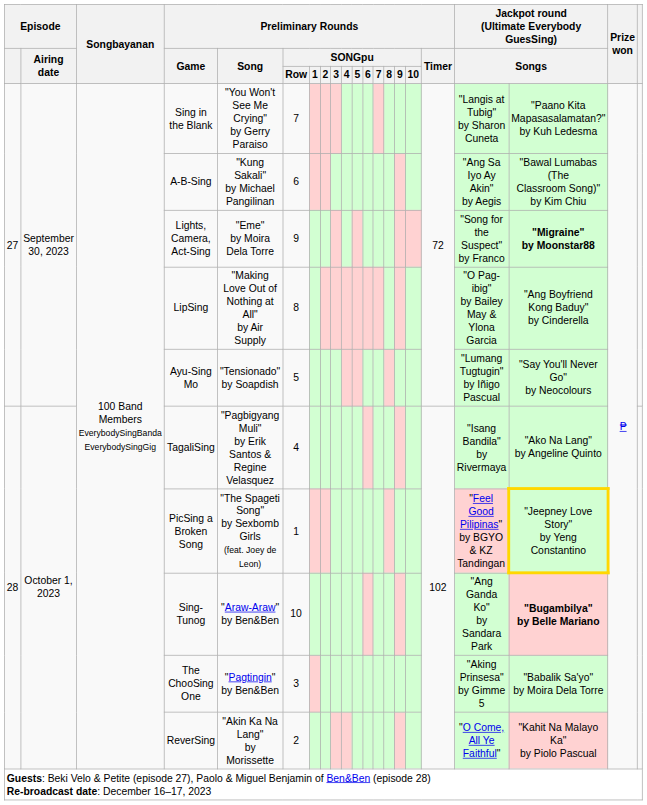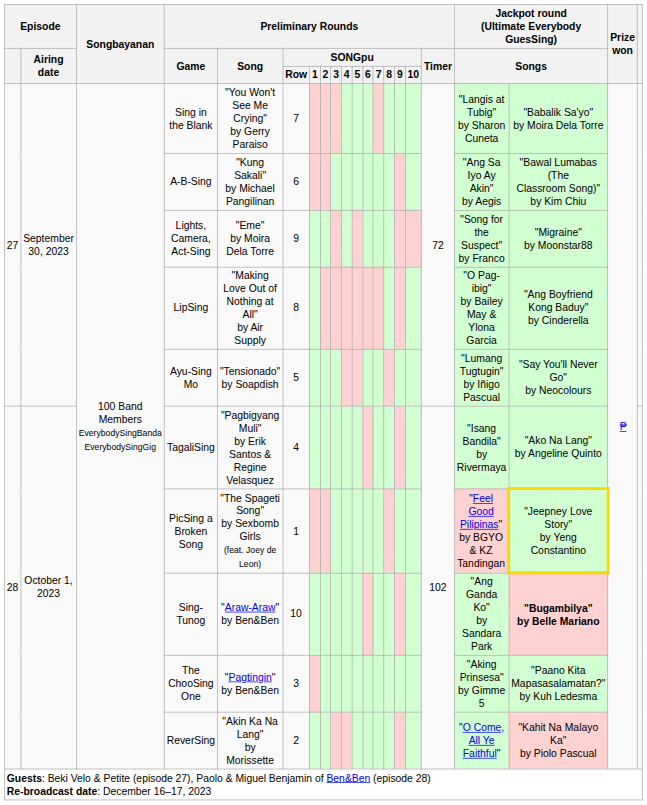(558, 119) "Paano Kita Mapasasalamatan?" by Kuh Ledesma -> (558, 119) "Babalik Sa'yo" by Moira Dela Torre
(558, 239) bold -> (558, 239) normal
(558, 684) "Babalik Sa'yo" by Moira Dela Torre -> (558, 684) "Paano Kita Mapasasalamatan?" by Kuh Ledesma
